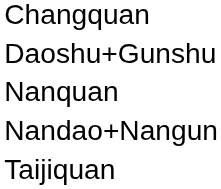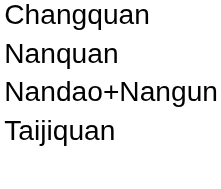- row: (110, 53)
